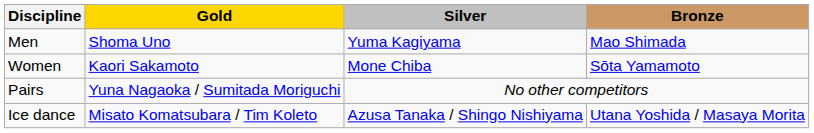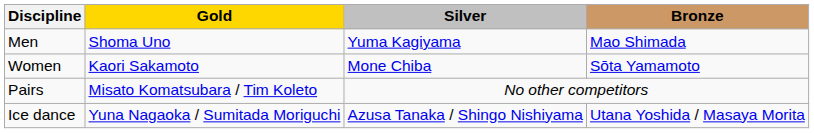(214, 90) Yuna Nagaoka / Sumitada Moriguchi -> (203, 90) Misato Komatsubara / Tim Koleto
(203, 115) Misato Komatsubara / Tim Koleto -> (214, 115) Yuna Nagaoka / Sumitada Moriguchi
